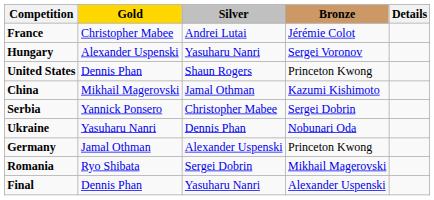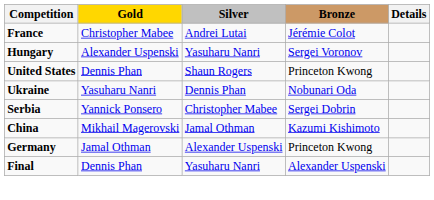rows swapped: (23, 90) <-> (28, 128)
- row: (30, 166)
